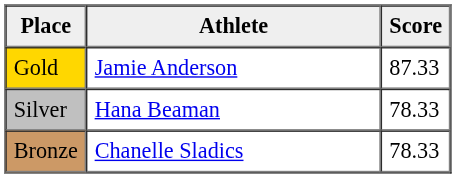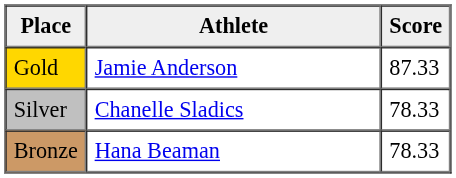(157, 109) Hana Beaman -> (169, 109) Chanelle Sladics
(169, 151) Chanelle Sladics -> (157, 151) Hana Beaman
